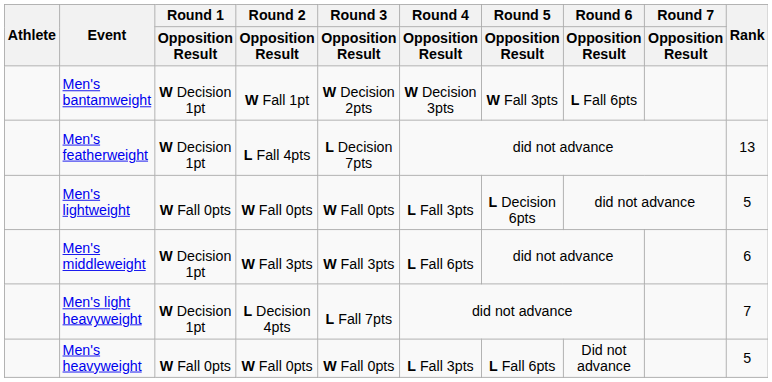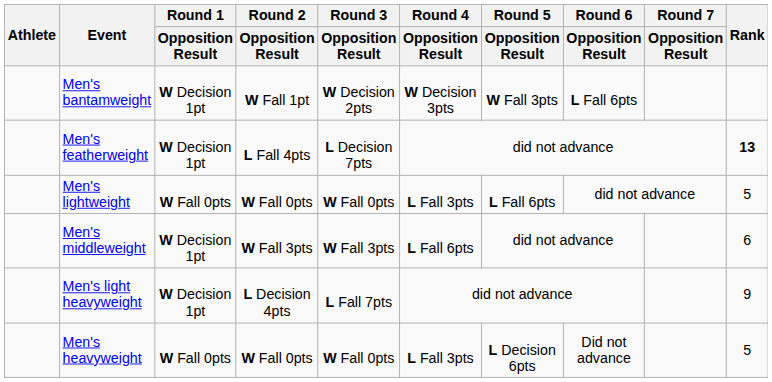(747, 147) normal -> (747, 147) bold
(522, 210) L Decision 6pts -> (522, 202) L Fall 6pts
(747, 311) 7 -> (747, 295) 9
(522, 366) L Fall 6pts -> (522, 358) L Decision 6pts
